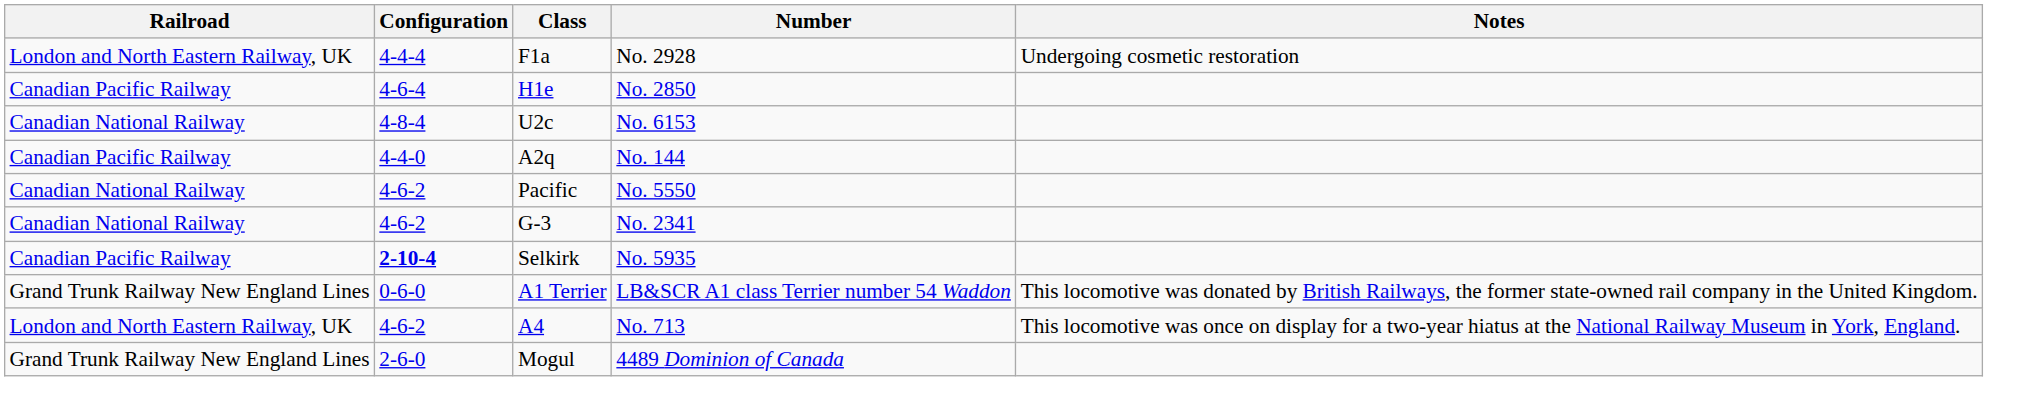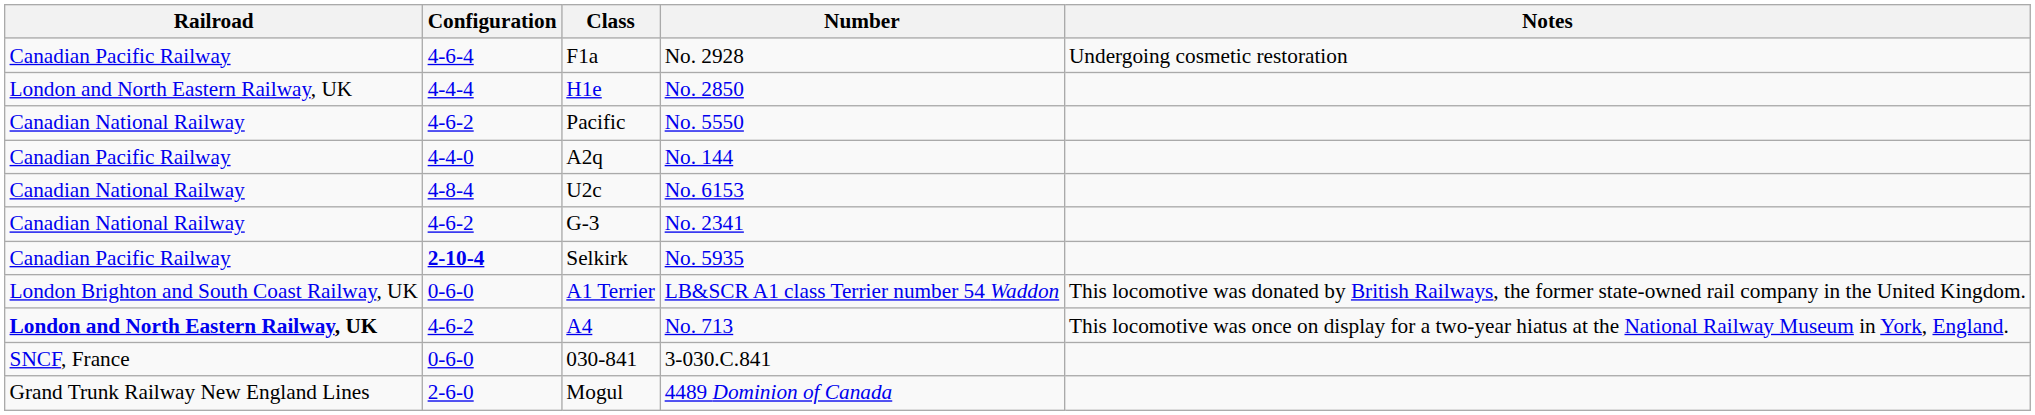(181, 55) London and North Eastern Railway, UK -> (120, 55) Canadian Pacific Railway
(402, 55) 4-4-4 -> (451, 55) 4-6-4
(120, 88) Canadian Pacific Railway -> (181, 88) London and North Eastern Railway, UK
(402, 88) 4-6-4 -> (451, 88) 4-4-4
rows swapped: (536, 122) <-> (548, 190)
(190, 291) Grand Trunk Railway New England Lines -> (214, 291) London Brighton and South Coast Railway, UK
(181, 325) normal -> (193, 325) bold
+ row: (602, 358)
